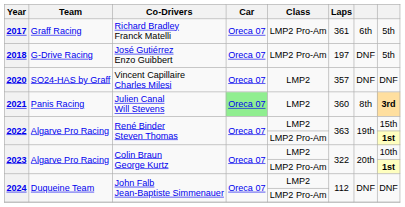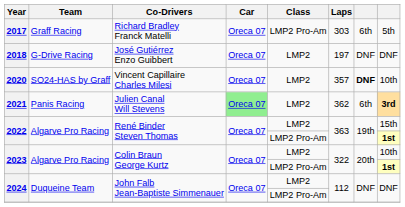(341, 31) 361 -> (341, 31) 303
(298, 56) LMP2 Pro-Am -> (298, 56) LMP2
(389, 56) 5th -> (389, 56) DNF
(366, 80) normal -> (366, 80) bold
(389, 80) DNF -> (389, 80) 10th
(341, 104) 360 -> (341, 104) 362
(366, 104) 8th -> (366, 104) 6th
